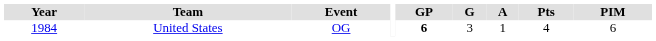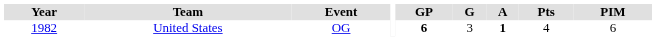(44, 28) 1984 -> (44, 28) 1982
(503, 28) normal -> (503, 28) bold
